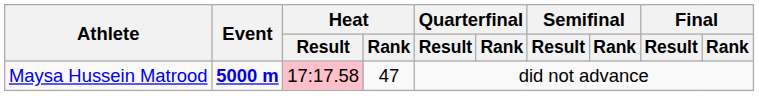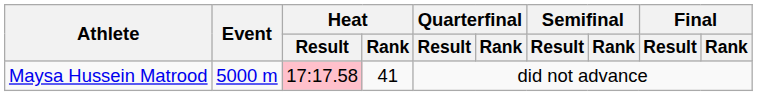(247, 76) bold -> (247, 76) normal
(389, 76) 47 -> (388, 76) 41
